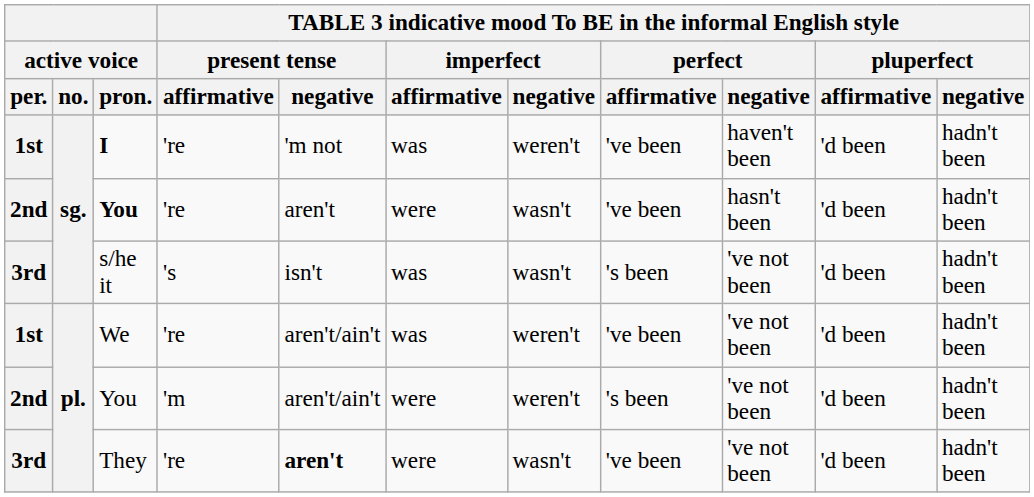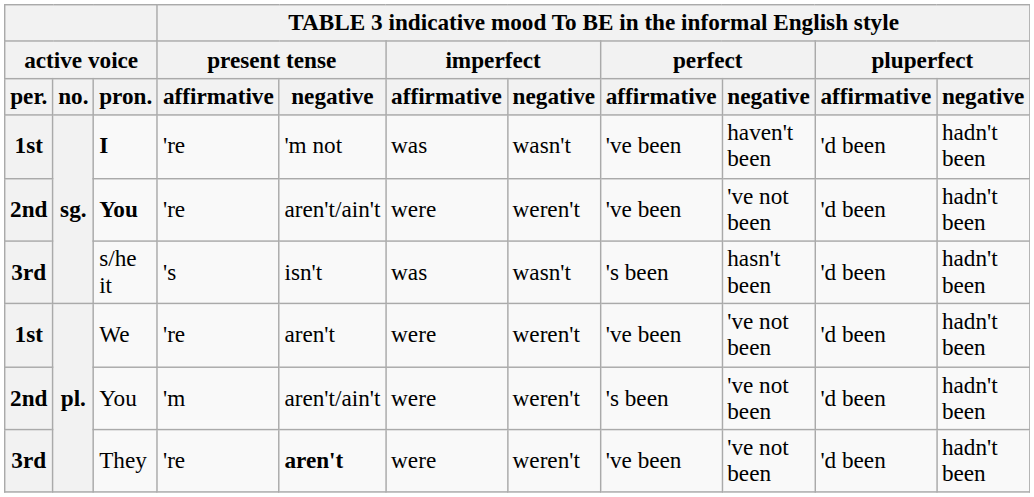(546, 146) weren't -> (542, 146) wasn't
(310, 209) aren't -> (332, 209) aren't/ain't
(542, 209) wasn't -> (546, 209) weren't
(754, 209) hasn't been -> (758, 209) 've not been
(758, 272) 've not been -> (754, 272) hasn't been
(332, 335) aren't/ain't -> (310, 335) aren't
(409, 335) was -> (414, 335) were
(542, 460) wasn't -> (546, 460) weren't
